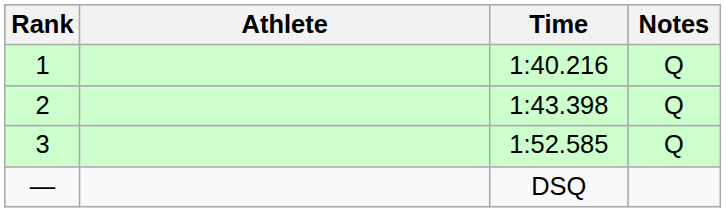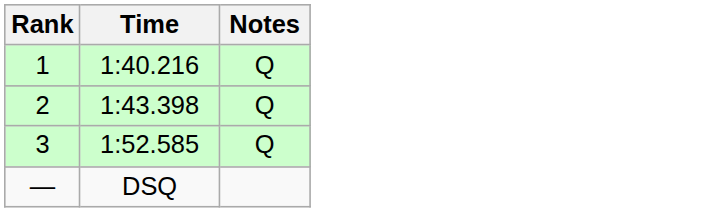- column: (285, 24)
